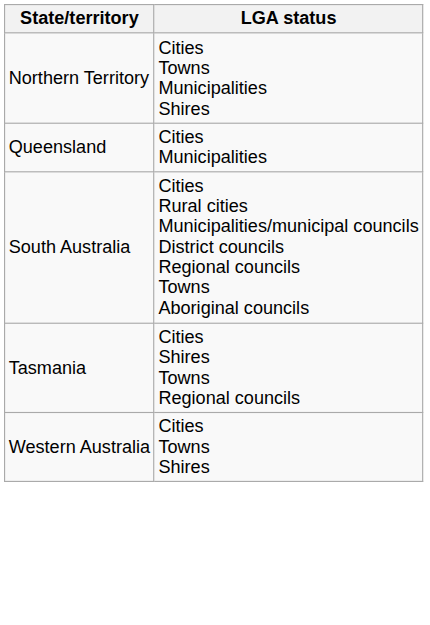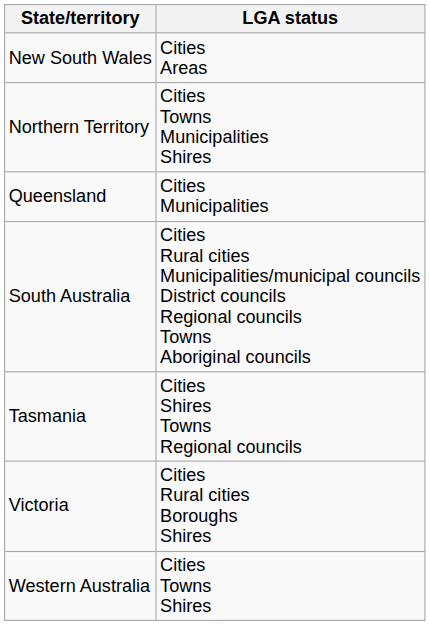+ row: (80, 57)
+ row: (39, 506)
